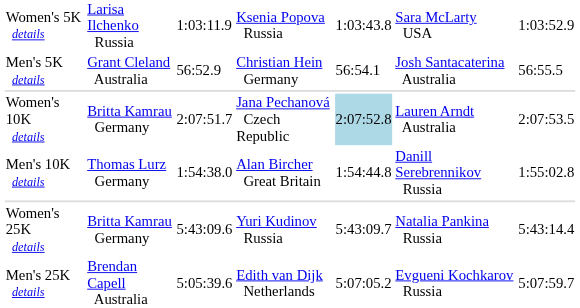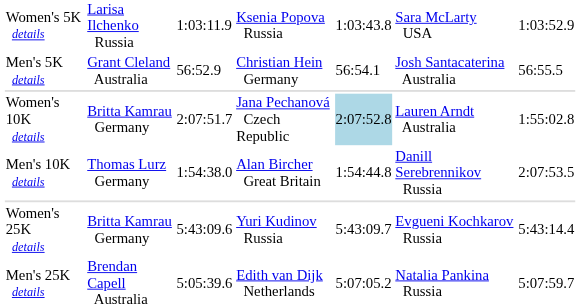(546, 119) 2:07:53.5 -> (546, 119) 1:55:02.8
(546, 172) 1:55:02.8 -> (546, 172) 2:07:53.5
(442, 229) Natalia Pankina Russia -> (454, 229) Evgueni Kochkarov Russia
(454, 283) Evgueni Kochkarov Russia -> (442, 283) Natalia Pankina Russia
